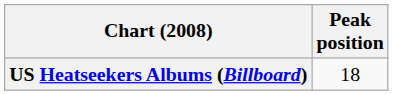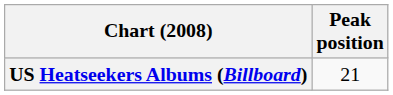(350, 74) 18 -> (350, 74) 21
